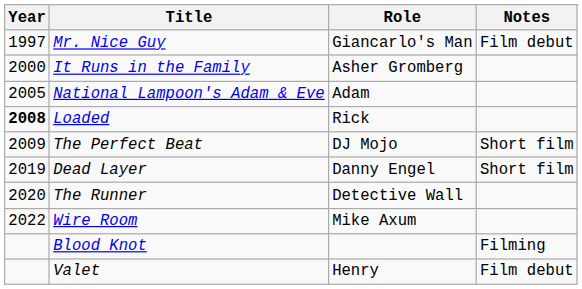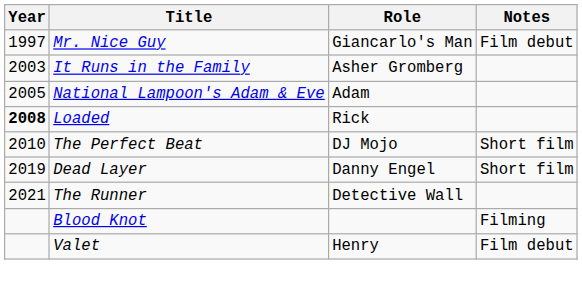(27, 68) 2000 -> (27, 68) 2003
(27, 144) 2009 -> (27, 144) 2010
(27, 195) 2020 -> (27, 195) 2021
- row: (95, 221)
